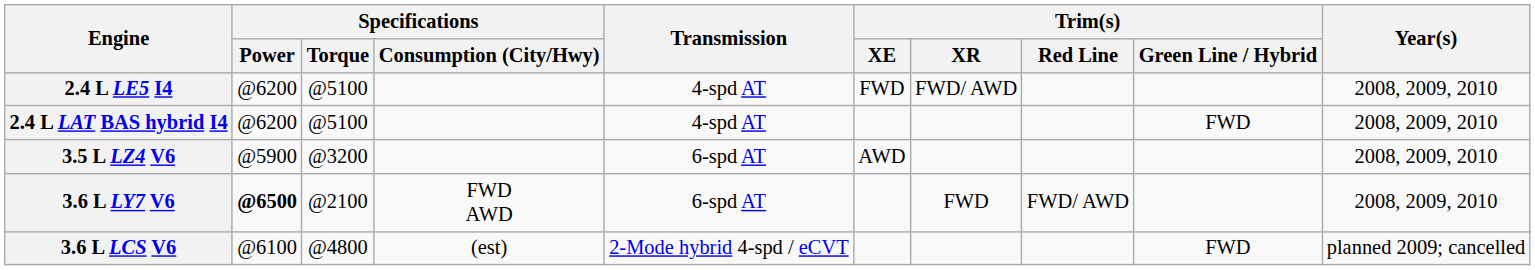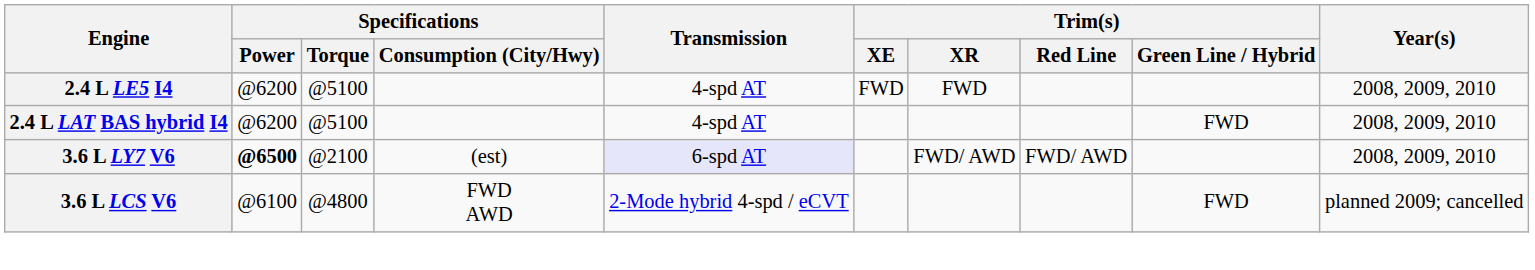(966, 89) FWD/ AWD -> (964, 89) FWD
- row: (119, 156)
(489, 202) FWD AWD -> (489, 156) (est)
(729, 202) no background -> (729, 156) lavender background
(966, 202) FWD -> (964, 156) FWD/ AWD
(489, 248) (est) -> (489, 202) FWD AWD
